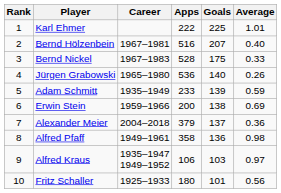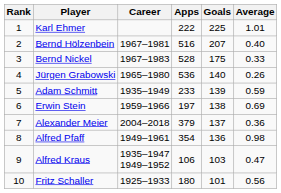(187, 106) 200 -> (187, 106) 197
(187, 138) 358 -> (187, 138) 354
(255, 159) 0.97 -> (255, 159) 0.47
